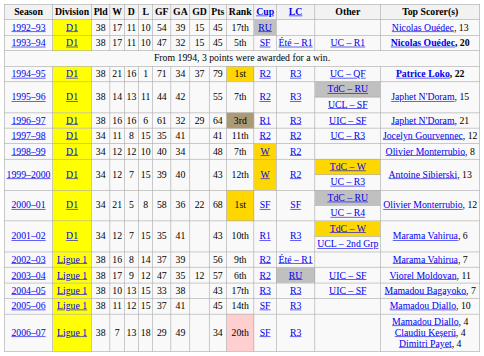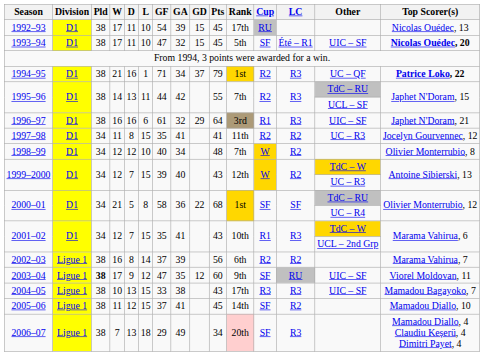(348, 43) UC – R1 -> (348, 43) UIC – SF
(240, 259) 9th -> (240, 259) 6th
(296, 259) Été – R1 -> (296, 259) R2
(101, 275) normal -> (101, 275) bold
(218, 275) 57 -> (218, 275) 60
(240, 275) 6th -> (240, 275) 9th
(265, 275) R2 -> (265, 275) SF
(296, 306) R3 -> (296, 306) R2
